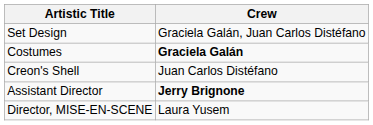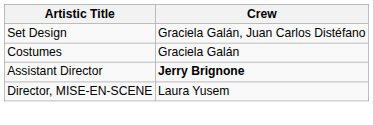(201, 52) bold -> (199, 52) normal
- row: (43, 71)
